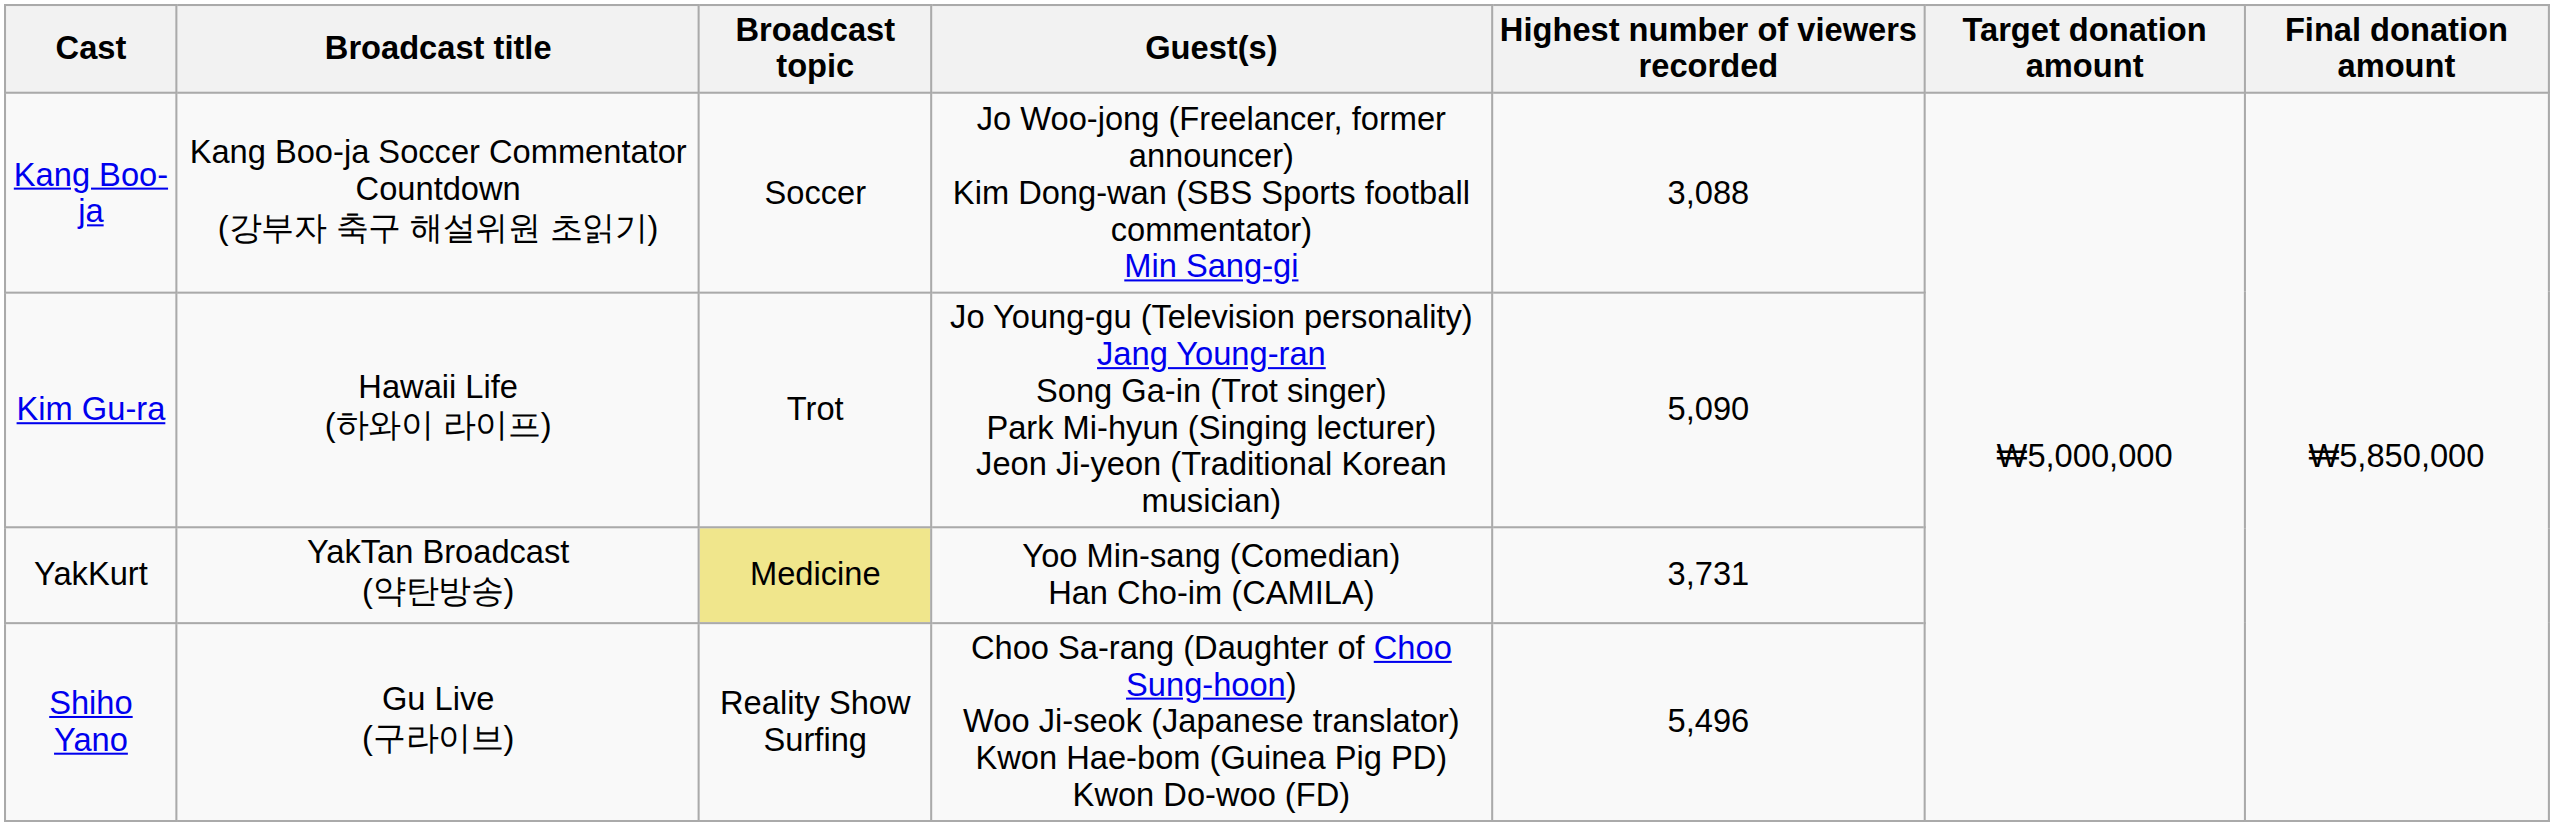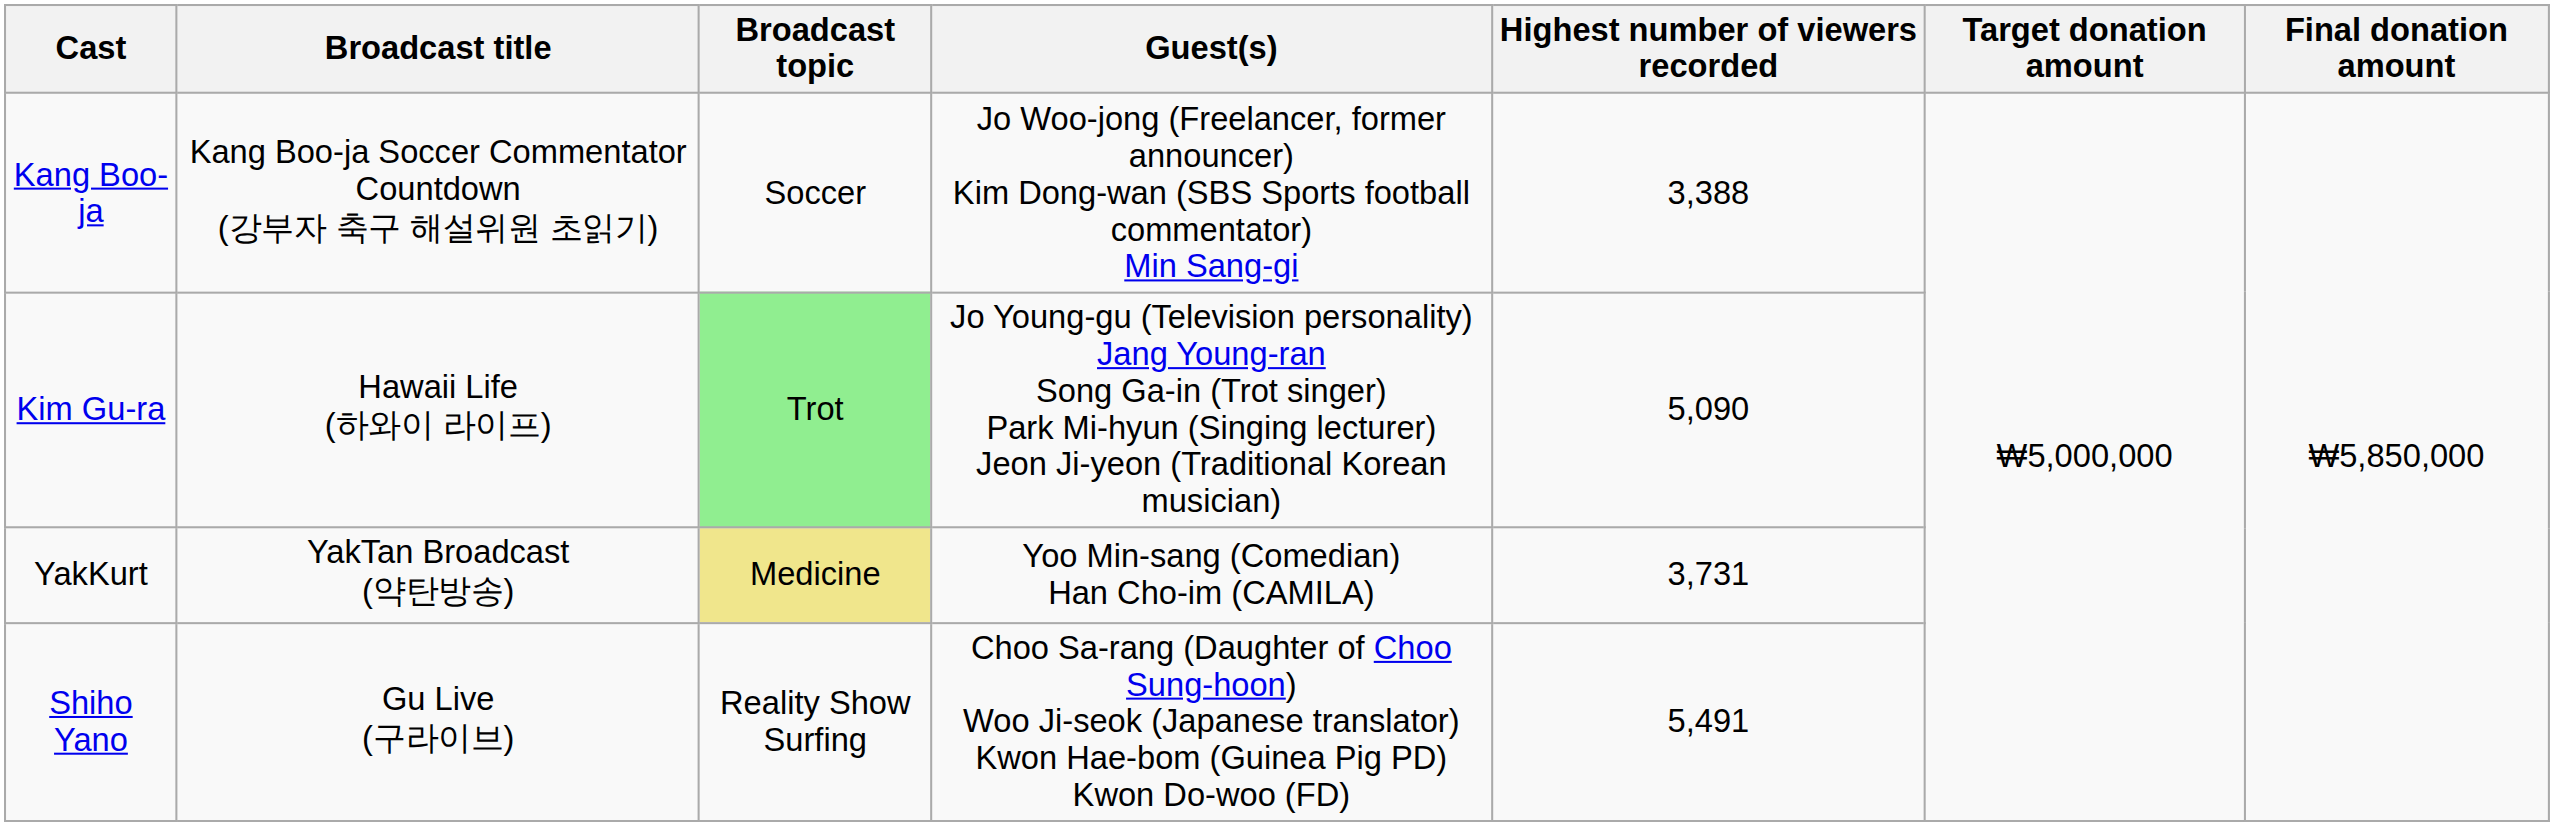(1708, 192) 3,088 -> (1708, 192) 3,388
(815, 409) no background -> (815, 409) lightgreen background
(1708, 720) 5,496 -> (1708, 720) 5,491
